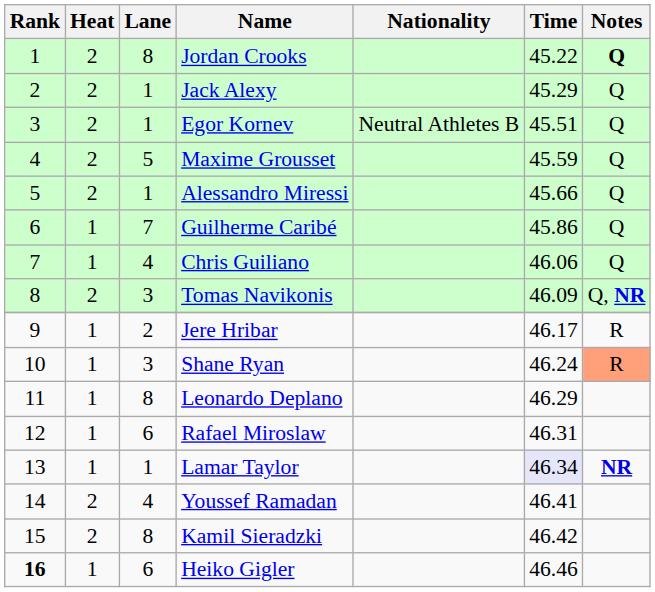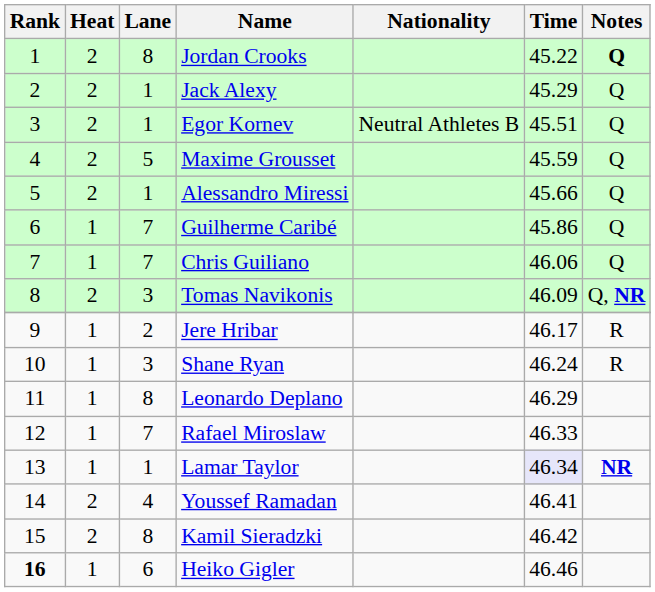(148, 261) 4 -> (148, 261) 7
(617, 364) lightsalmon background -> (617, 364) no background
(148, 432) 6 -> (148, 432) 7
(554, 432) 46.31 -> (554, 432) 46.33
